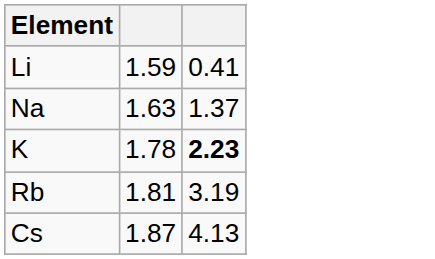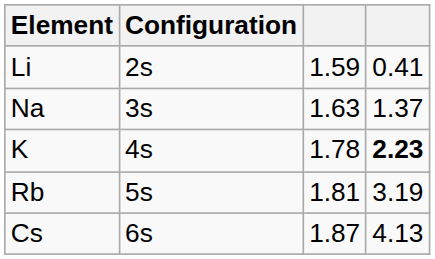+ column: (211, 25)
